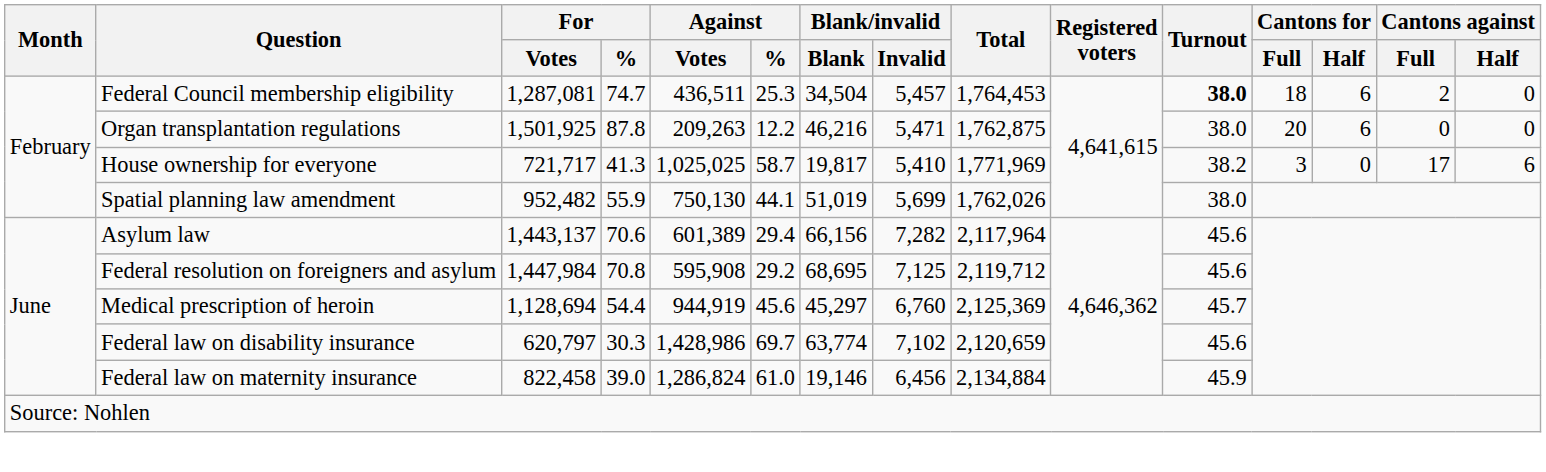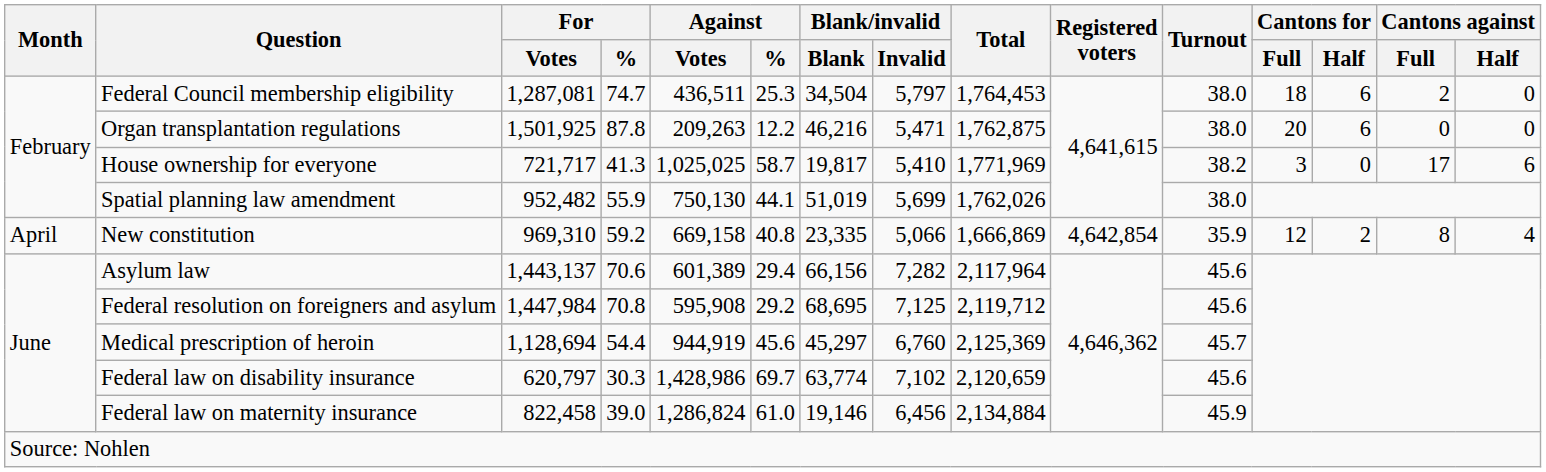(921, 93) 5,457 -> (921, 93) 5,797
(1227, 93) bold -> (1227, 93) normal
+ row: (178, 235)
